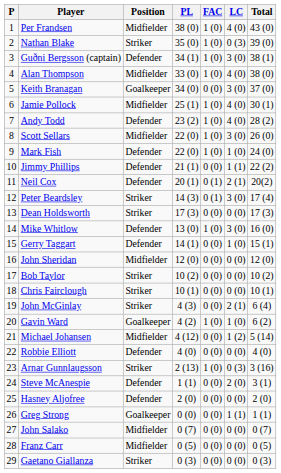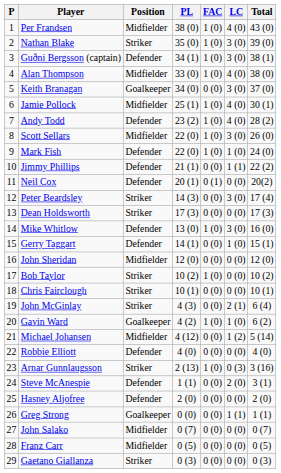(236, 43) 0 (3) -> (236, 43) 3 (0)
(236, 182) 2 (1) -> (236, 182) 0 (0)
(213, 197) 0 (1) -> (213, 197) 0 (0)
(213, 275) 0 (0) -> (213, 275) 1 (0)
